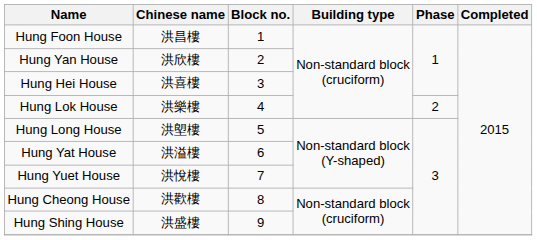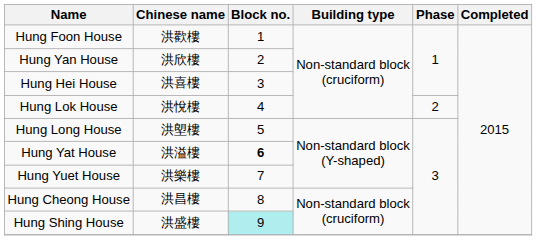(180, 36) 洪昌樓 -> (180, 36) 洪歡樓
(180, 106) 洪樂樓 -> (180, 106) 洪悅樓
(261, 153) normal -> (261, 153) bold
(180, 176) 洪悅樓 -> (180, 176) 洪樂樓
(180, 199) 洪歡樓 -> (180, 199) 洪昌樓
(261, 223) no background -> (261, 223) paleturquoise background
